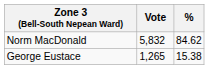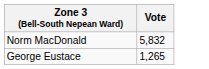- column: (189, 18)
